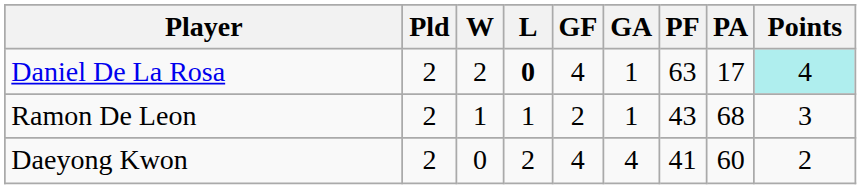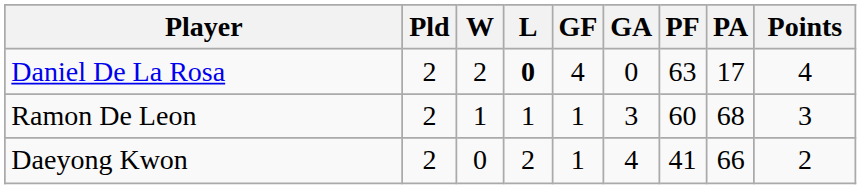(631, 71) 1 -> (631, 71) 0
(805, 71) paleturquoise background -> (805, 71) no background
(578, 115) 2 -> (578, 115) 1
(631, 115) 1 -> (631, 115) 3
(683, 115) 43 -> (683, 115) 60
(578, 159) 4 -> (578, 159) 1
(731, 159) 60 -> (731, 159) 66
